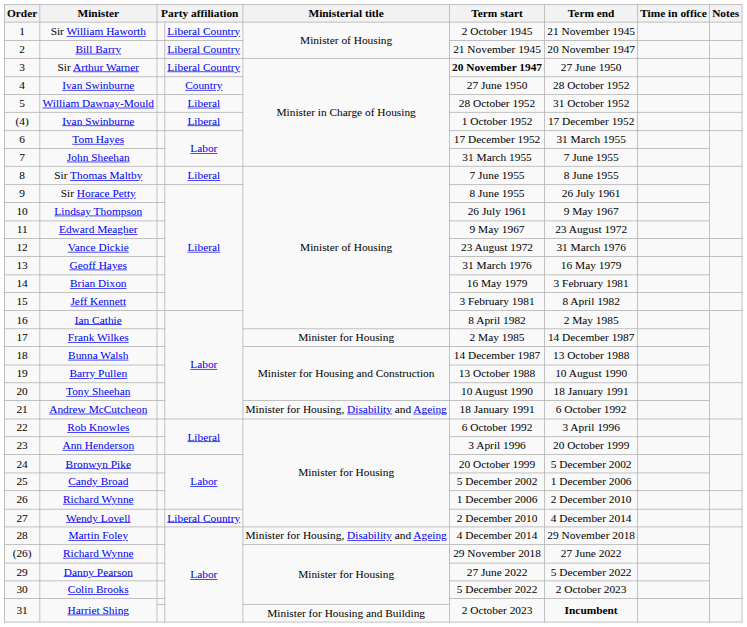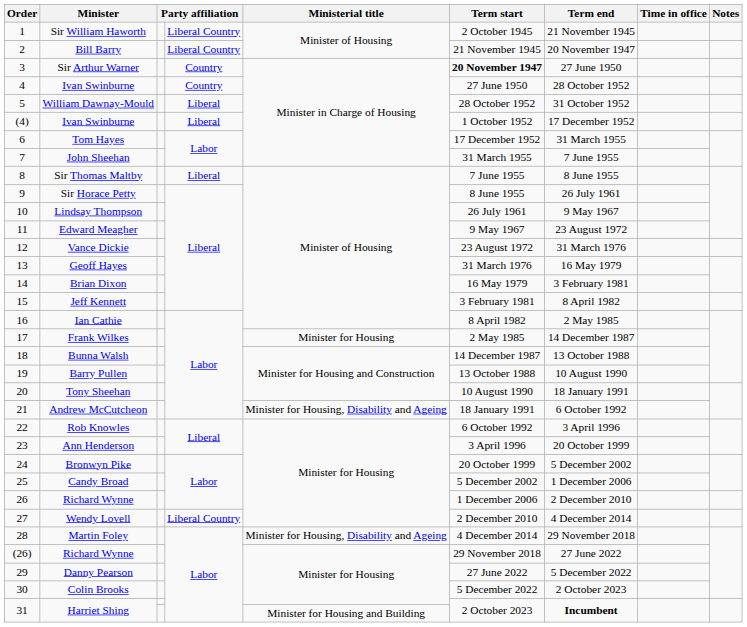(204, 67) Liberal Country -> (204, 67) Country
